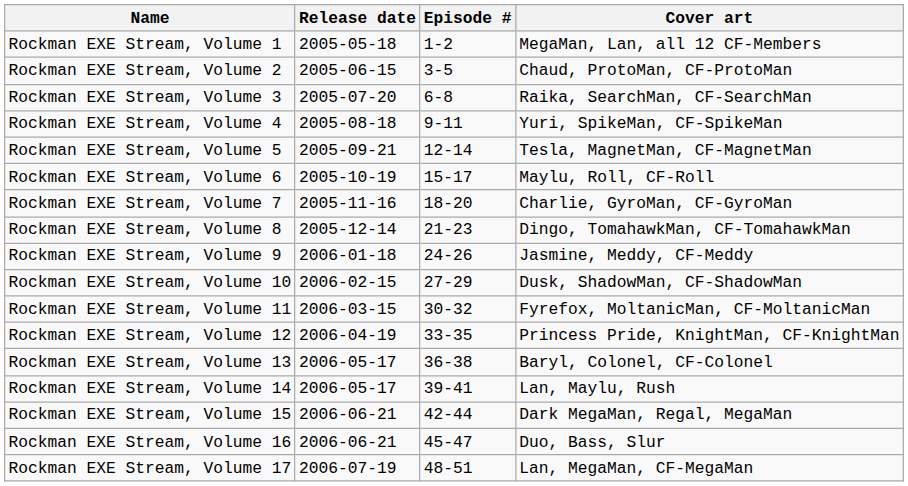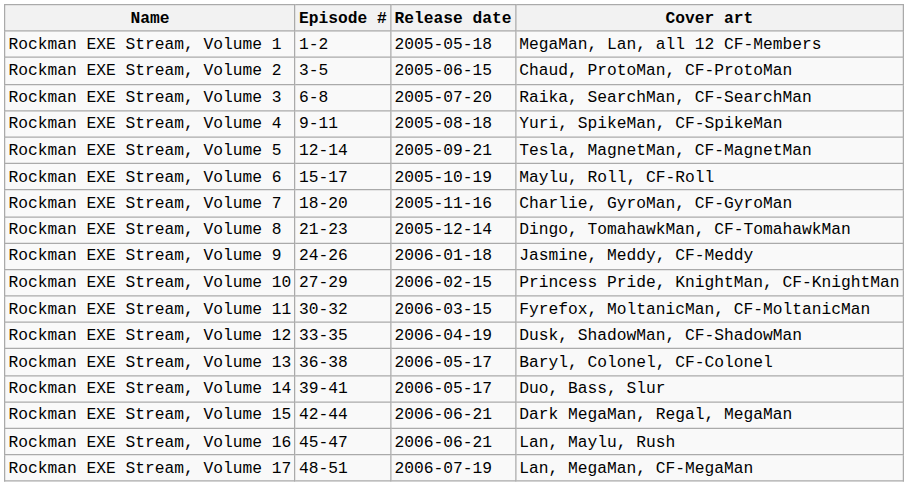columns swapped: (358, 18) <-> (468, 18)
(661, 283) Dusk, ShadowMan, CF-ShadowMan -> (709, 283) Princess Pride, KnightMan, CF-KnightMan
(709, 336) Princess Pride, KnightMan, CF-KnightMan -> (661, 336) Dusk, ShadowMan, CF-ShadowMan
(597, 389) Lan, Maylu, Rush -> (592, 389) Duo, Bass, Slur
(592, 442) Duo, Bass, Slur -> (597, 442) Lan, Maylu, Rush
